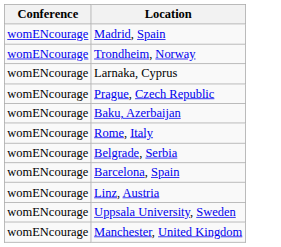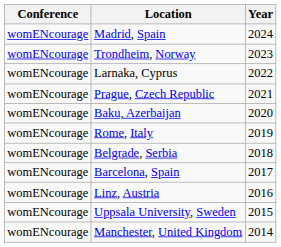+ column: (261, 14)
